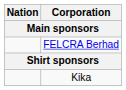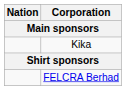rows swapped: (81, 45) <-> (81, 77)
